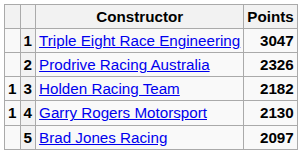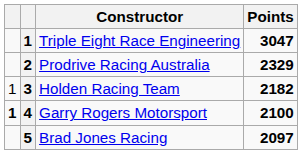(277, 65) 2326 -> (277, 65) 2329
(12, 89) bold -> (12, 89) normal
(277, 113) 2130 -> (277, 113) 2100
